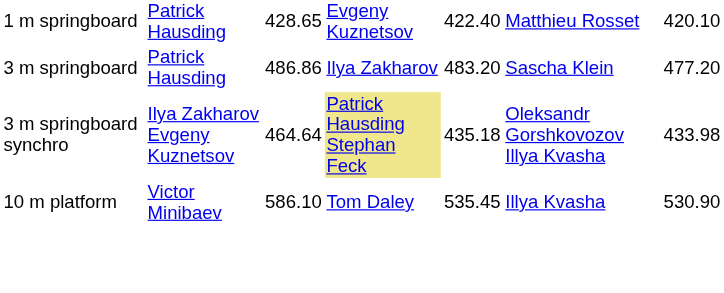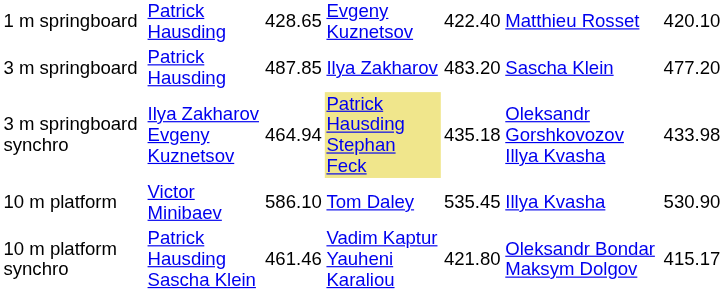(293, 67) 486.86 -> (293, 67) 487.85
(293, 134) 464.64 -> (293, 134) 464.94
+ row: (60, 259)
